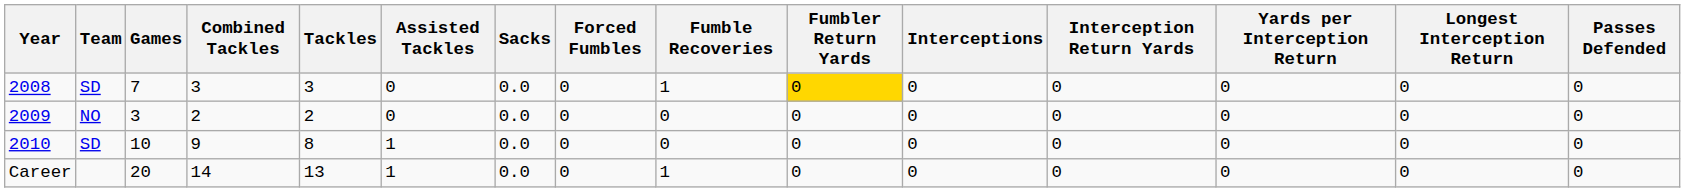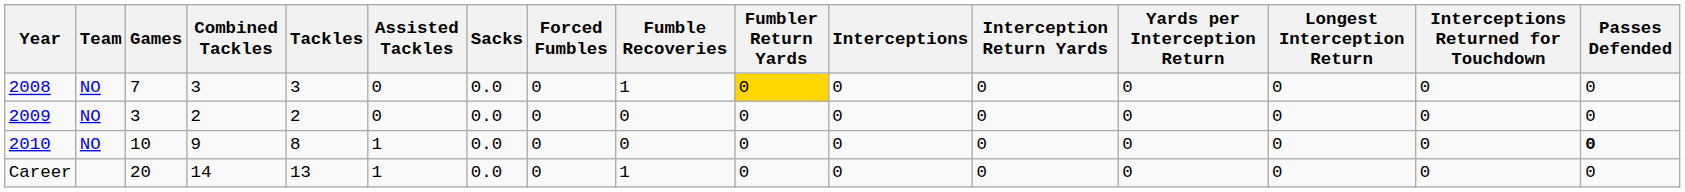+ column: (1498, 39)
(90, 87) SD -> (90, 87) NO
(90, 144) SD -> (90, 144) NO
(1578, 144) normal -> (1591, 144) bold
